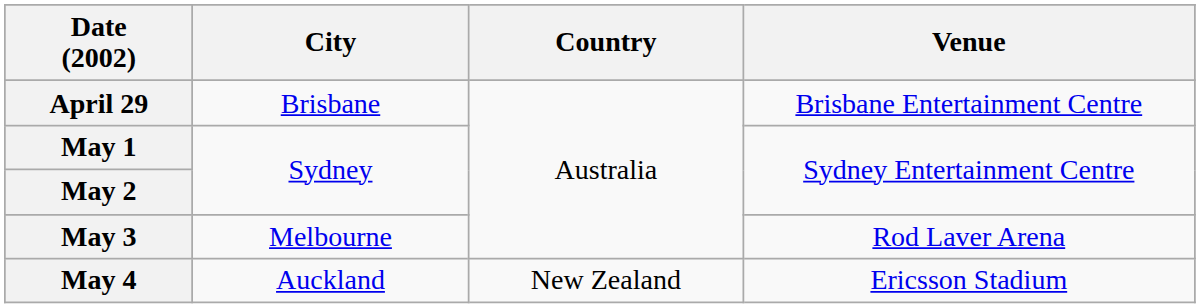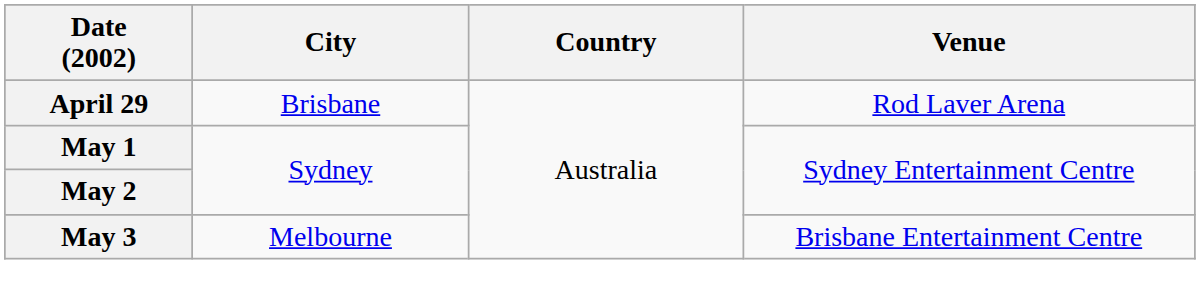(969, 102) Brisbane Entertainment Centre -> (969, 102) Rod Laver Arena
(969, 235) Rod Laver Arena -> (969, 235) Brisbane Entertainment Centre
- row: (99, 280)
